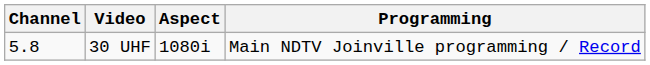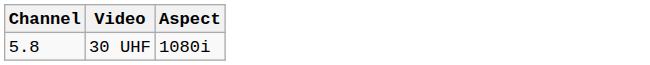- column: (435, 19)
